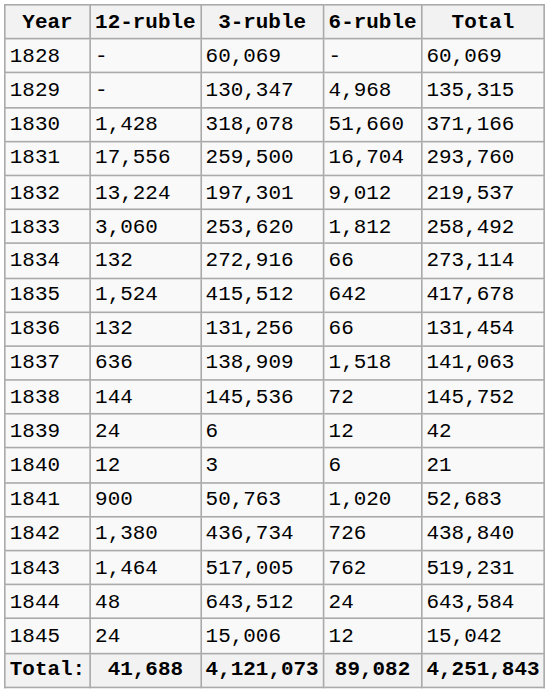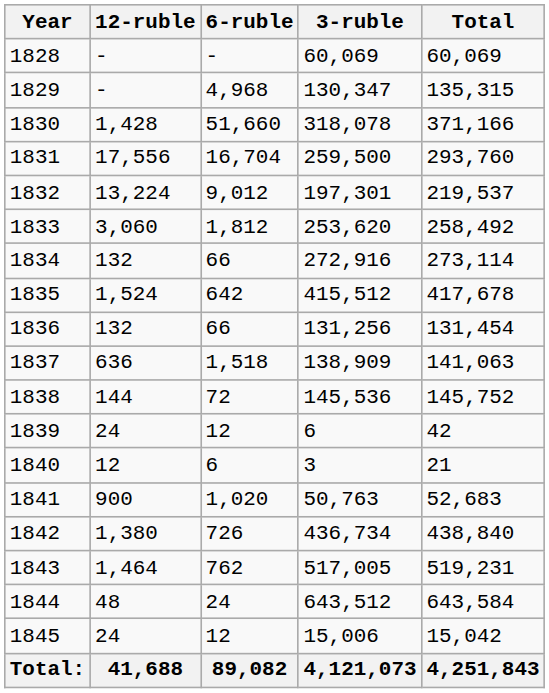columns swapped: (373, 22) <-> (262, 22)
